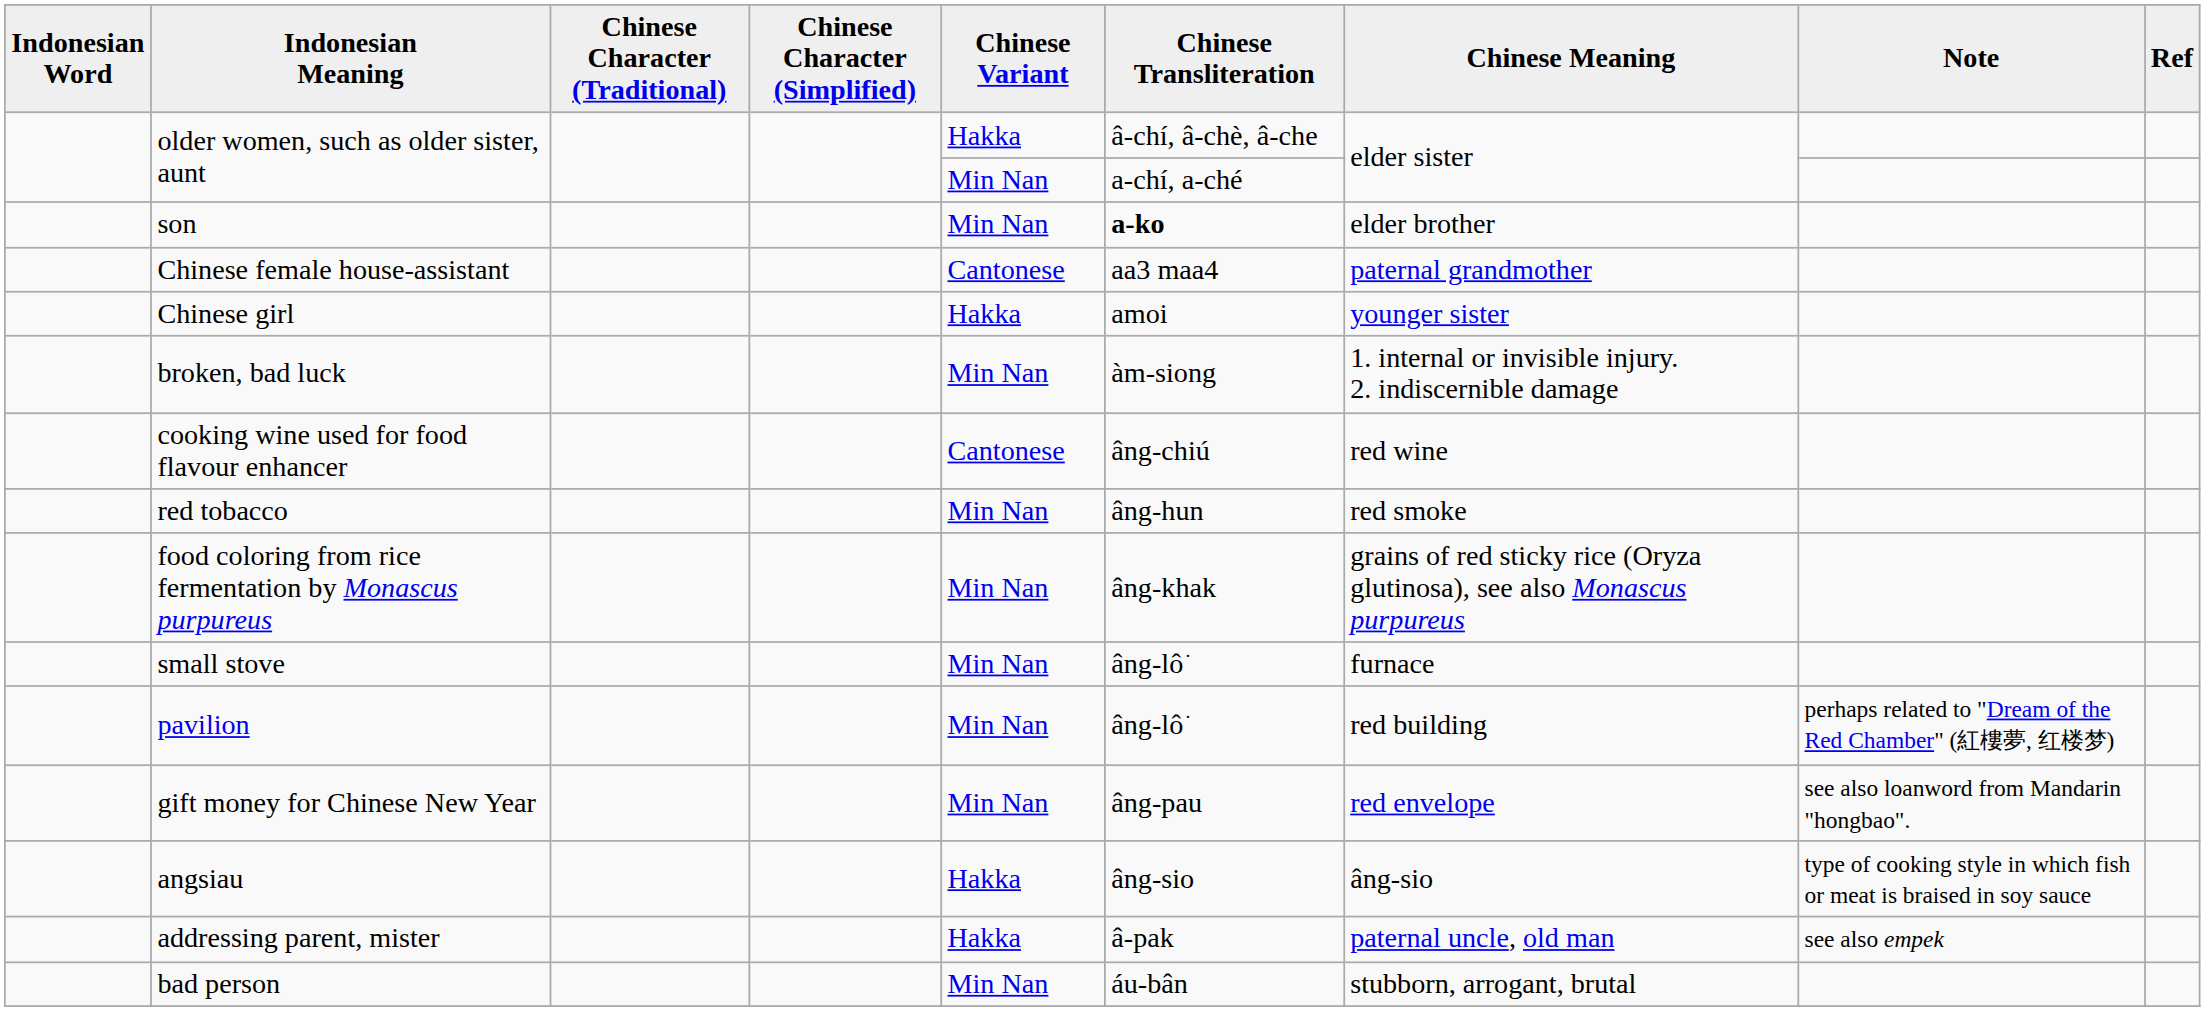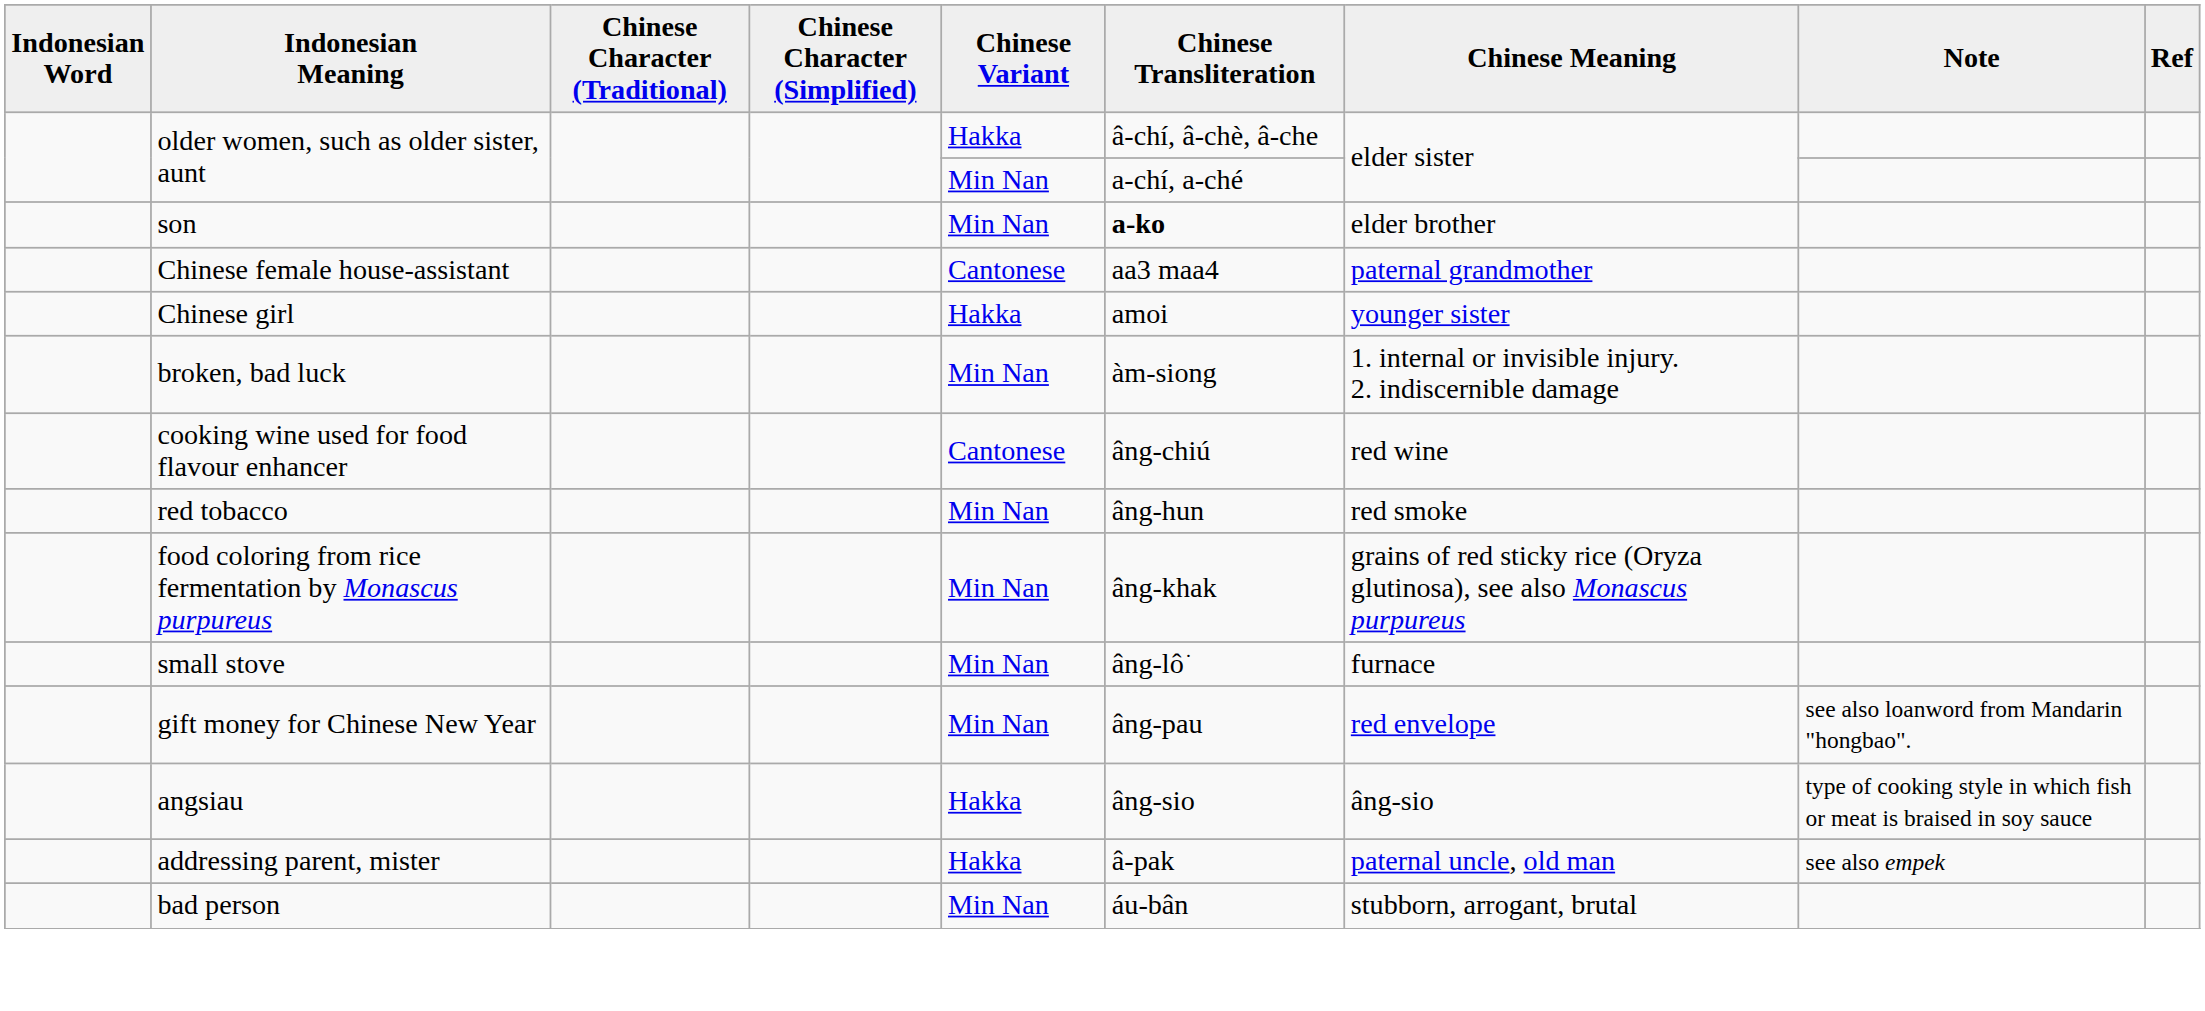- row: (78, 725)
